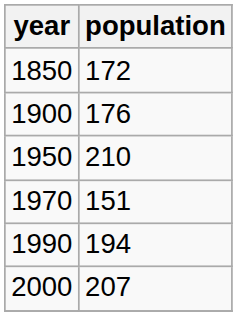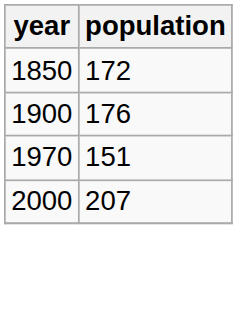- row: (42, 157)
- row: (42, 244)
